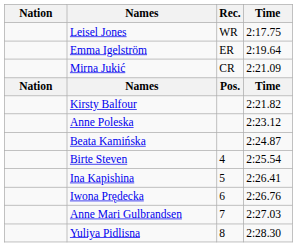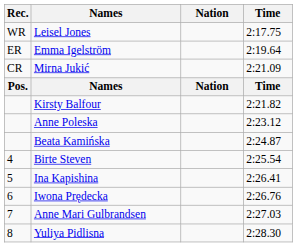columns swapped: (230, 13) <-> (36, 13)
